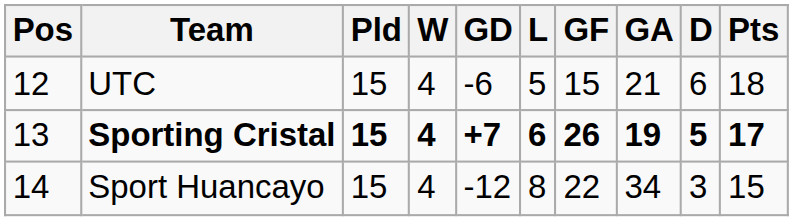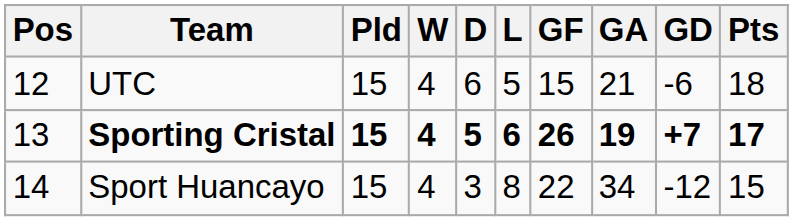columns swapped: (701, 30) <-> (488, 30)
